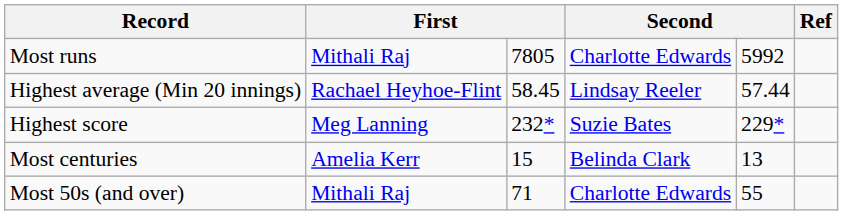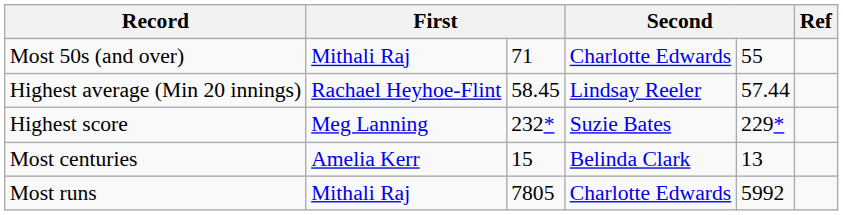rows swapped: (53, 55) <-> (97, 192)
